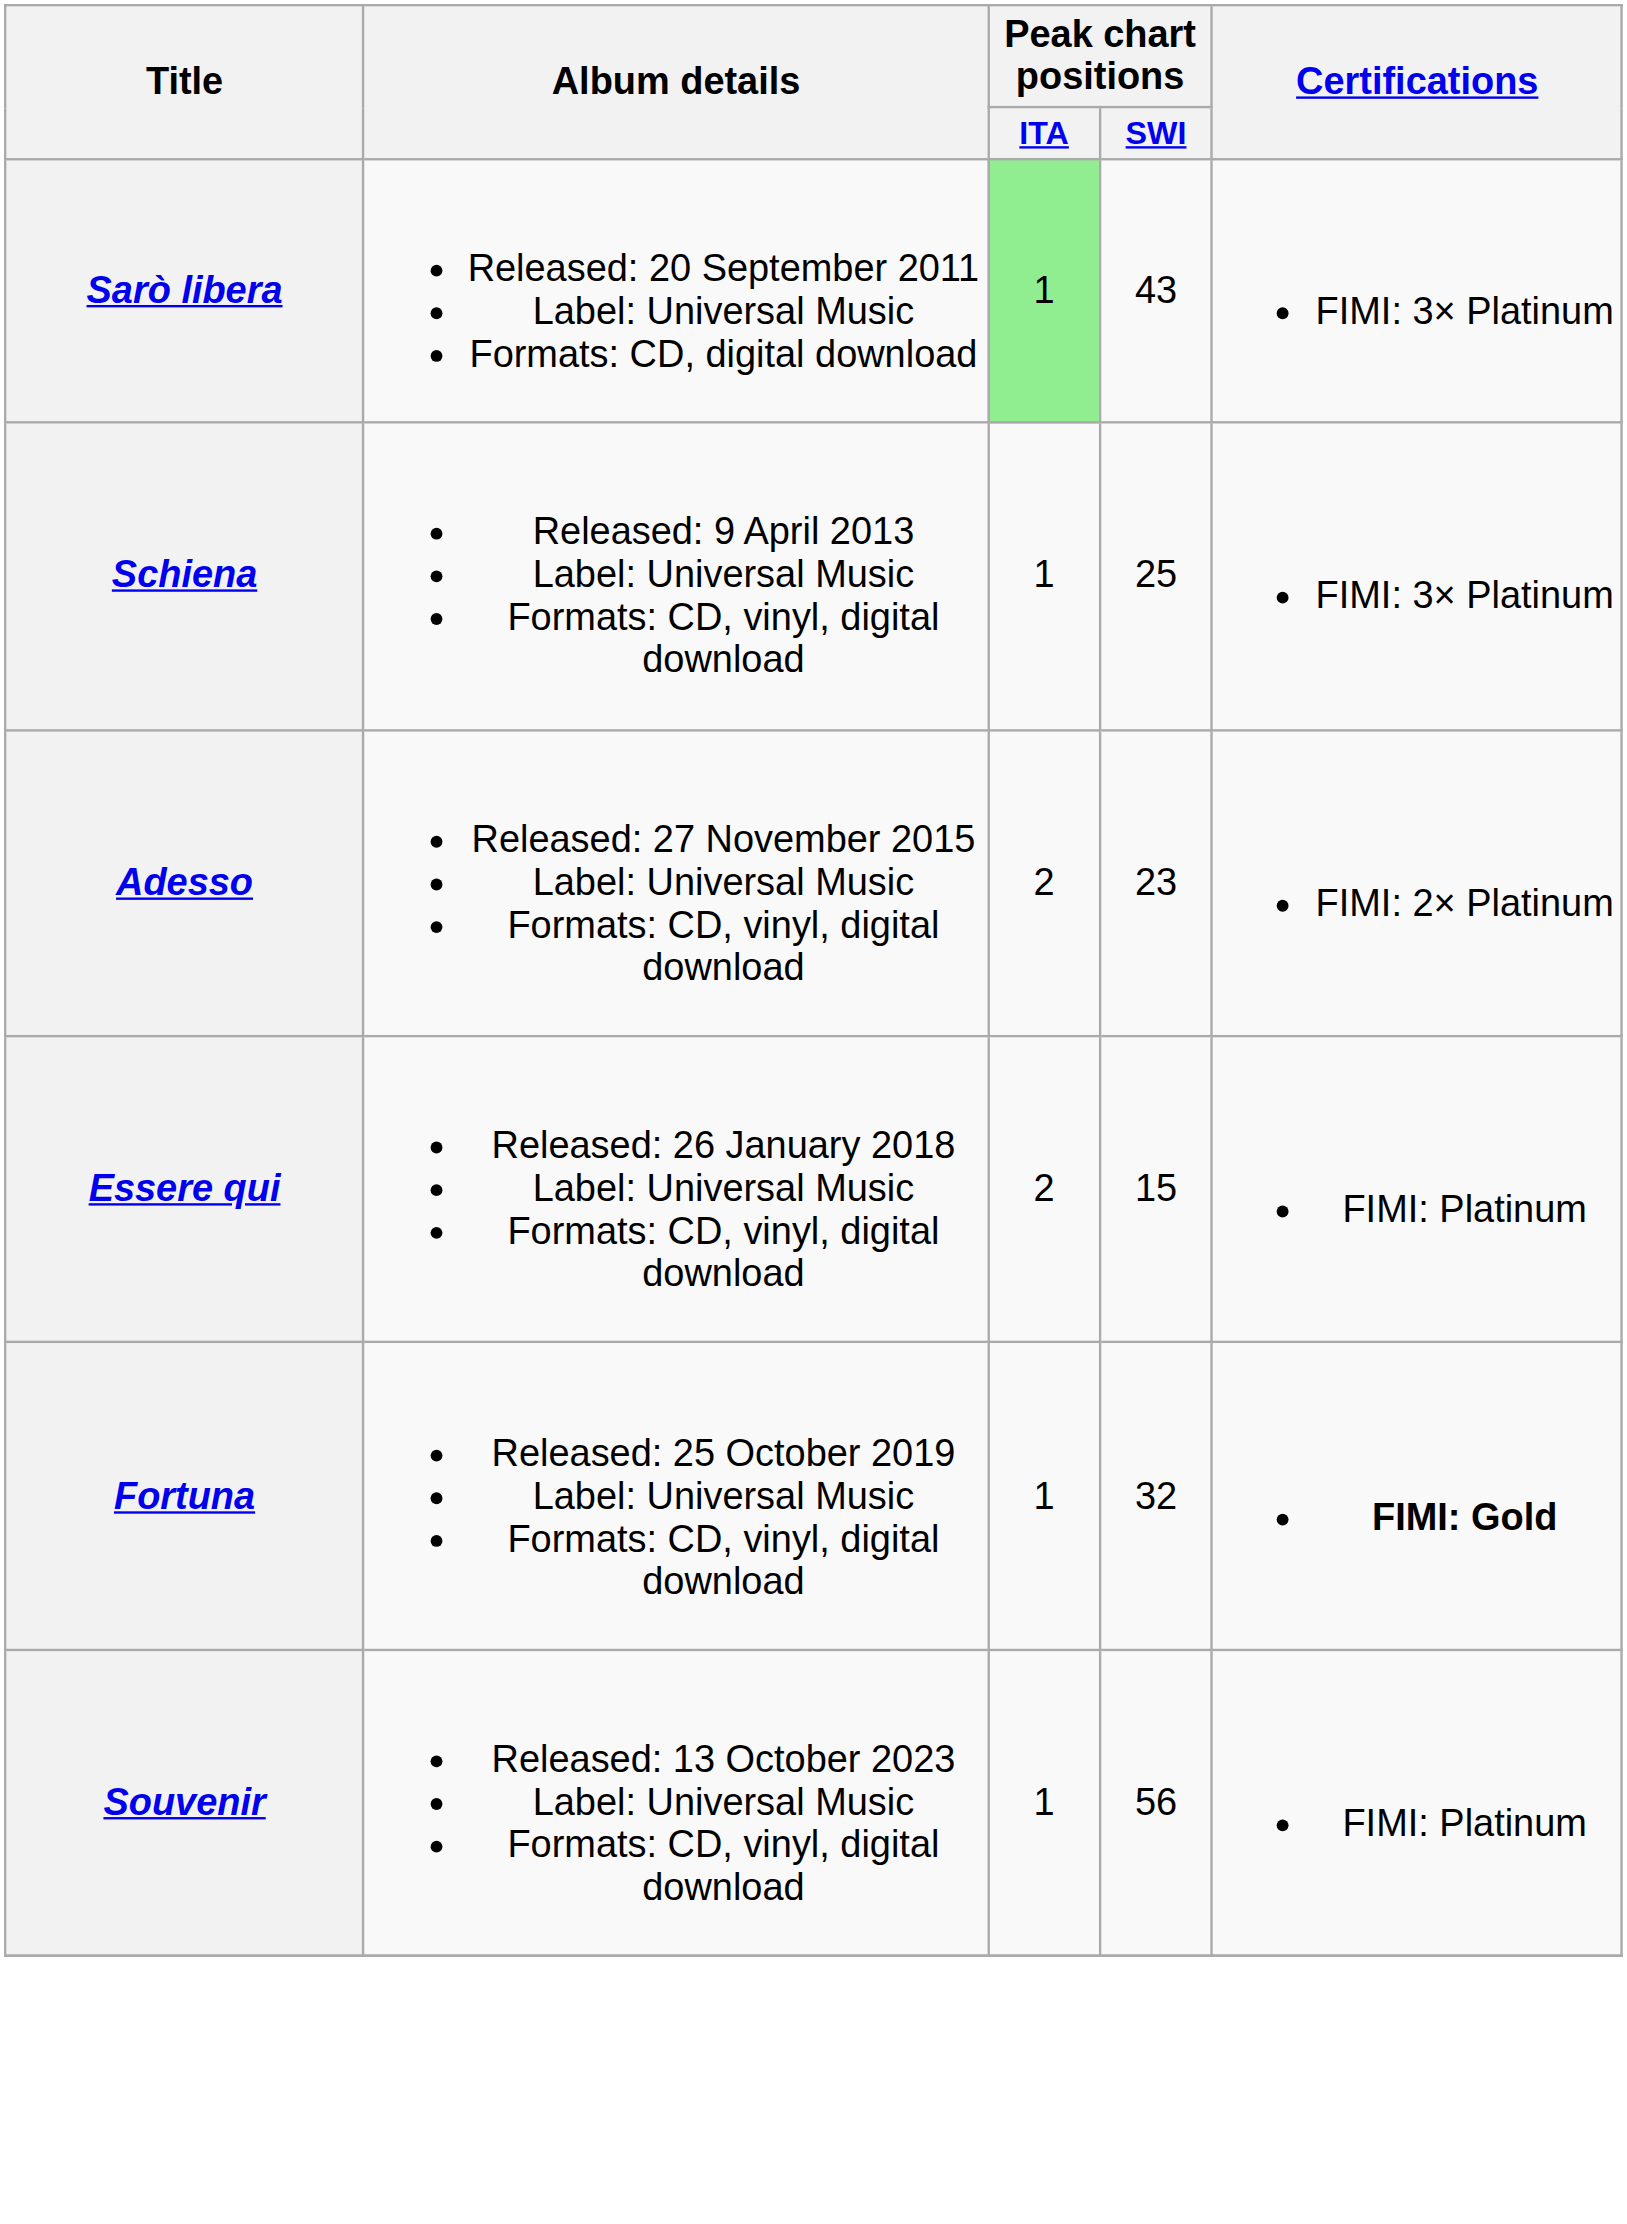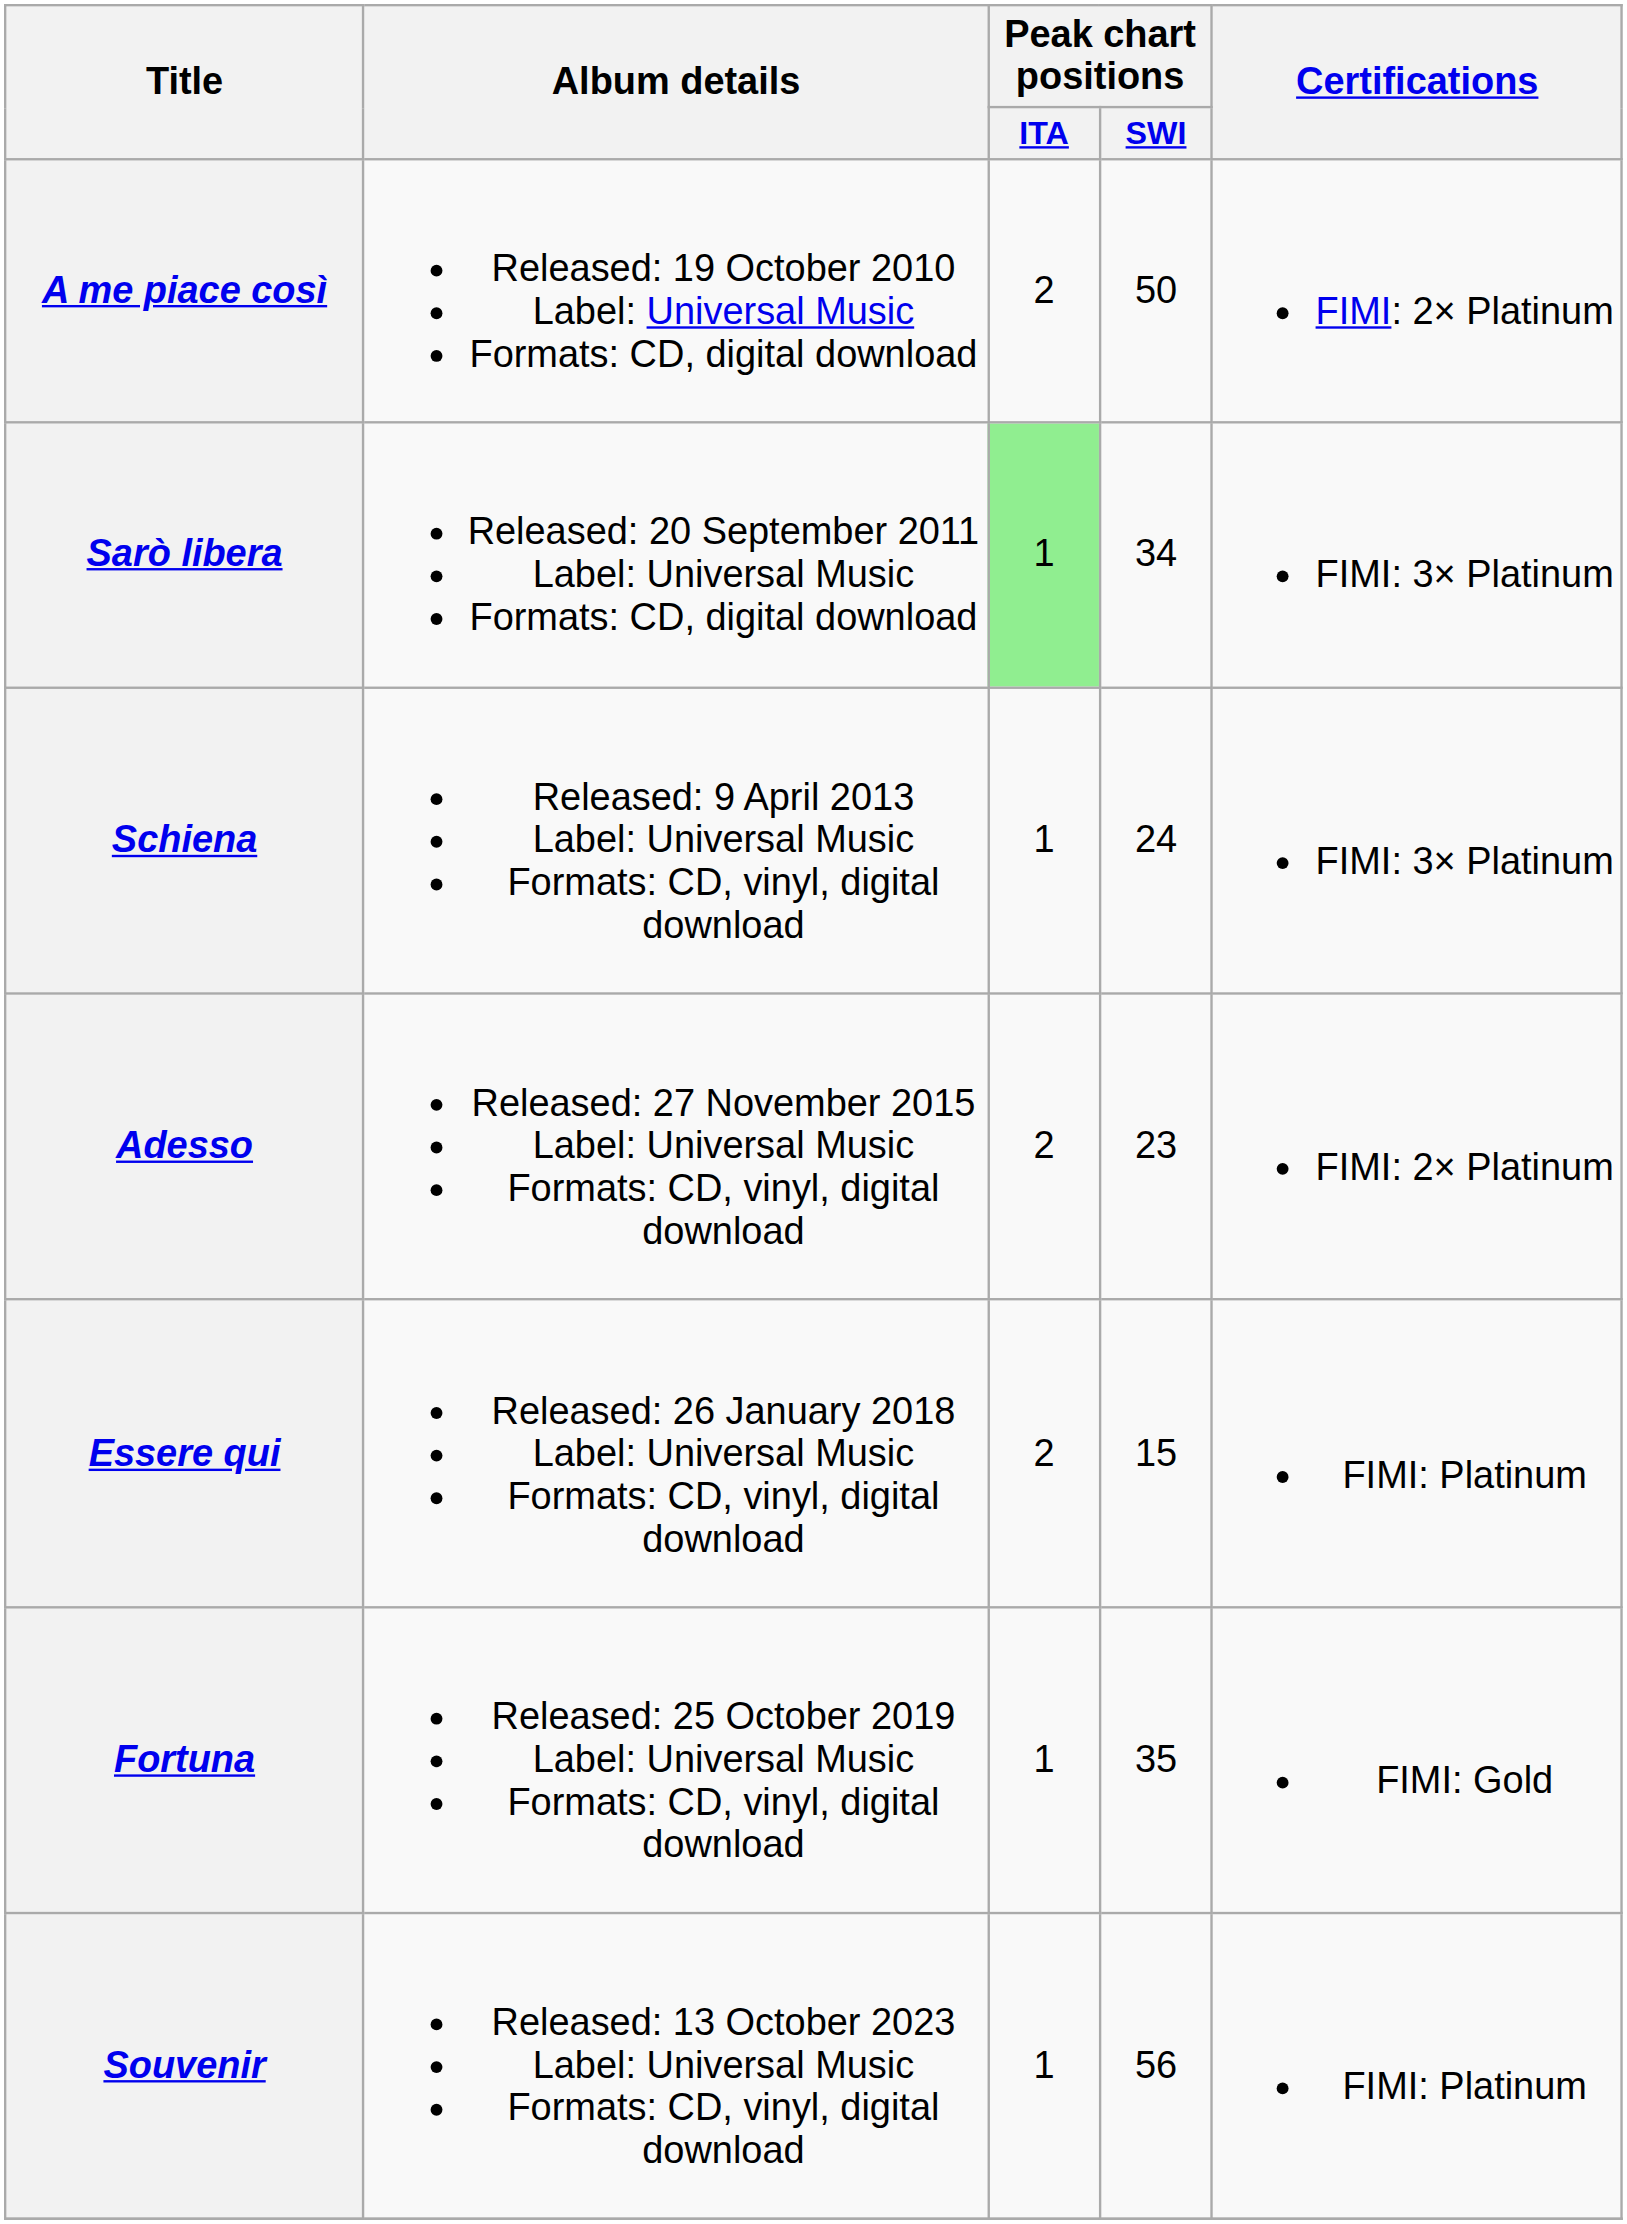+ row: (185, 290)
(1156, 290) 43 -> (1156, 554) 34
(1156, 575) 25 -> (1156, 839) 24
(1156, 1495) 32 -> (1156, 1759) 35
(1417, 1517) bold -> (1417, 1781) normal
